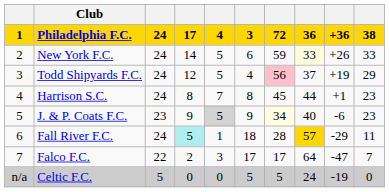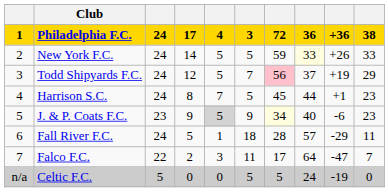(250, 55) 6 -> (250, 55) 5
(250, 75) 4 -> (250, 75) 7
(250, 95) 8 -> (250, 95) 5
(190, 136) paleturquoise background -> (190, 136) no background
(309, 136) gold background -> (309, 136) no background
(250, 156) 17 -> (250, 156) 11
